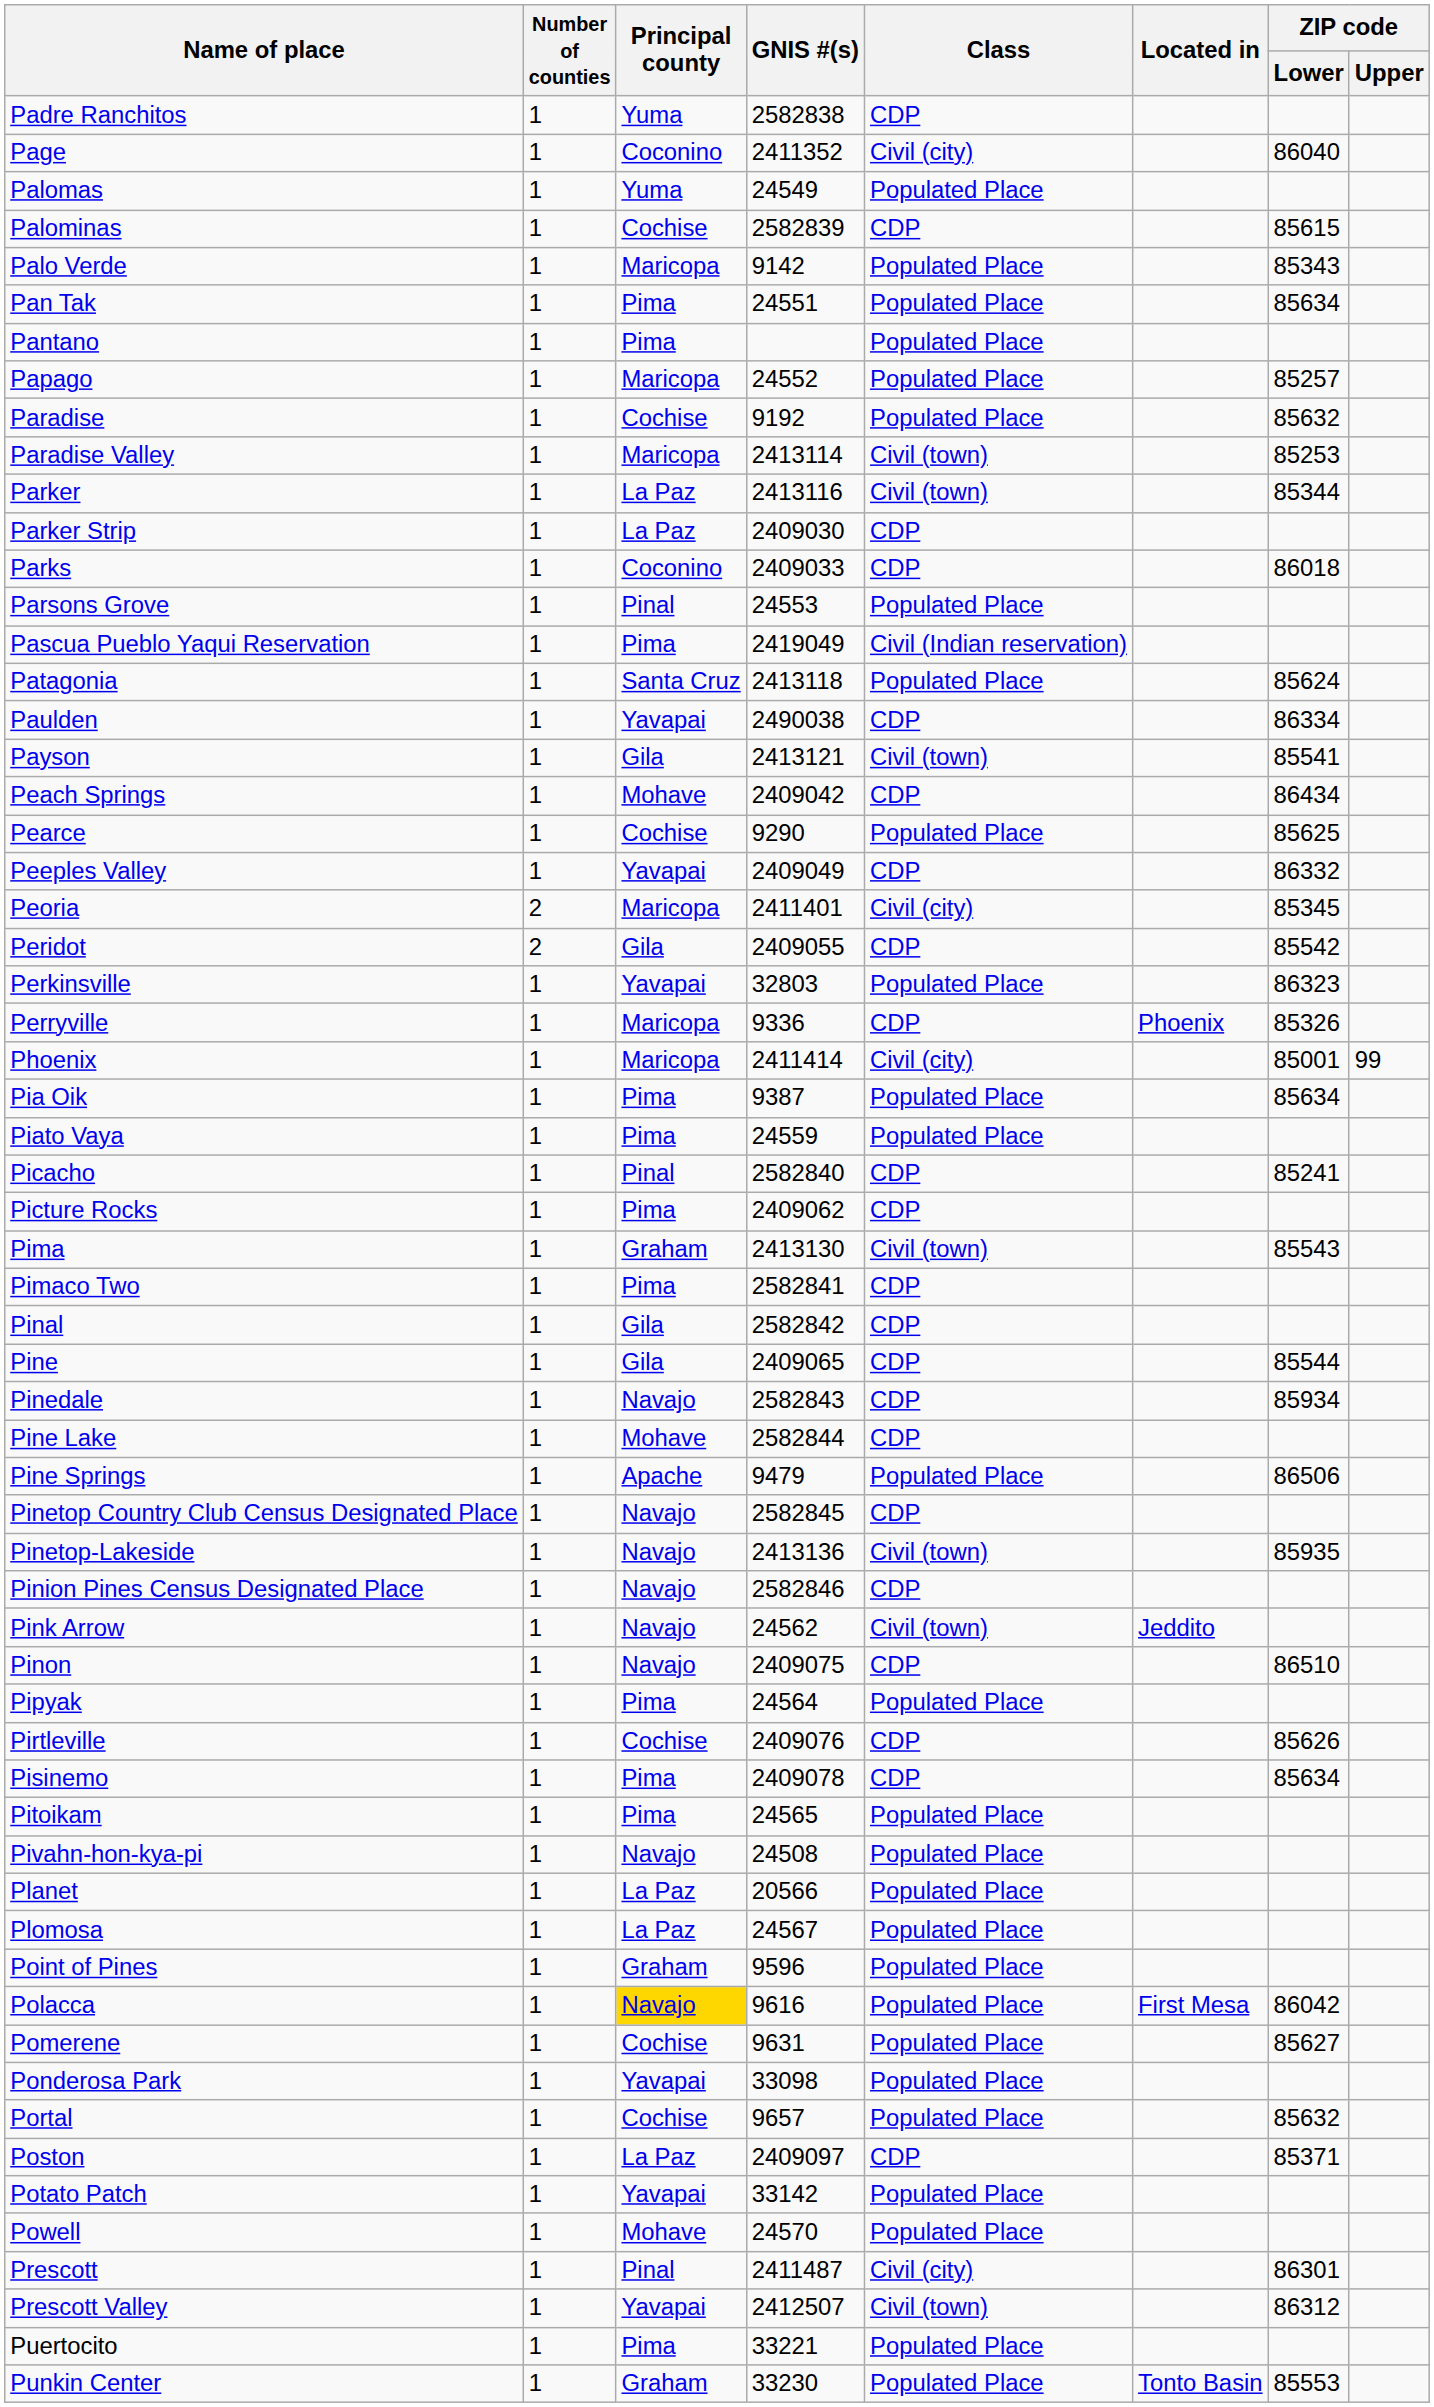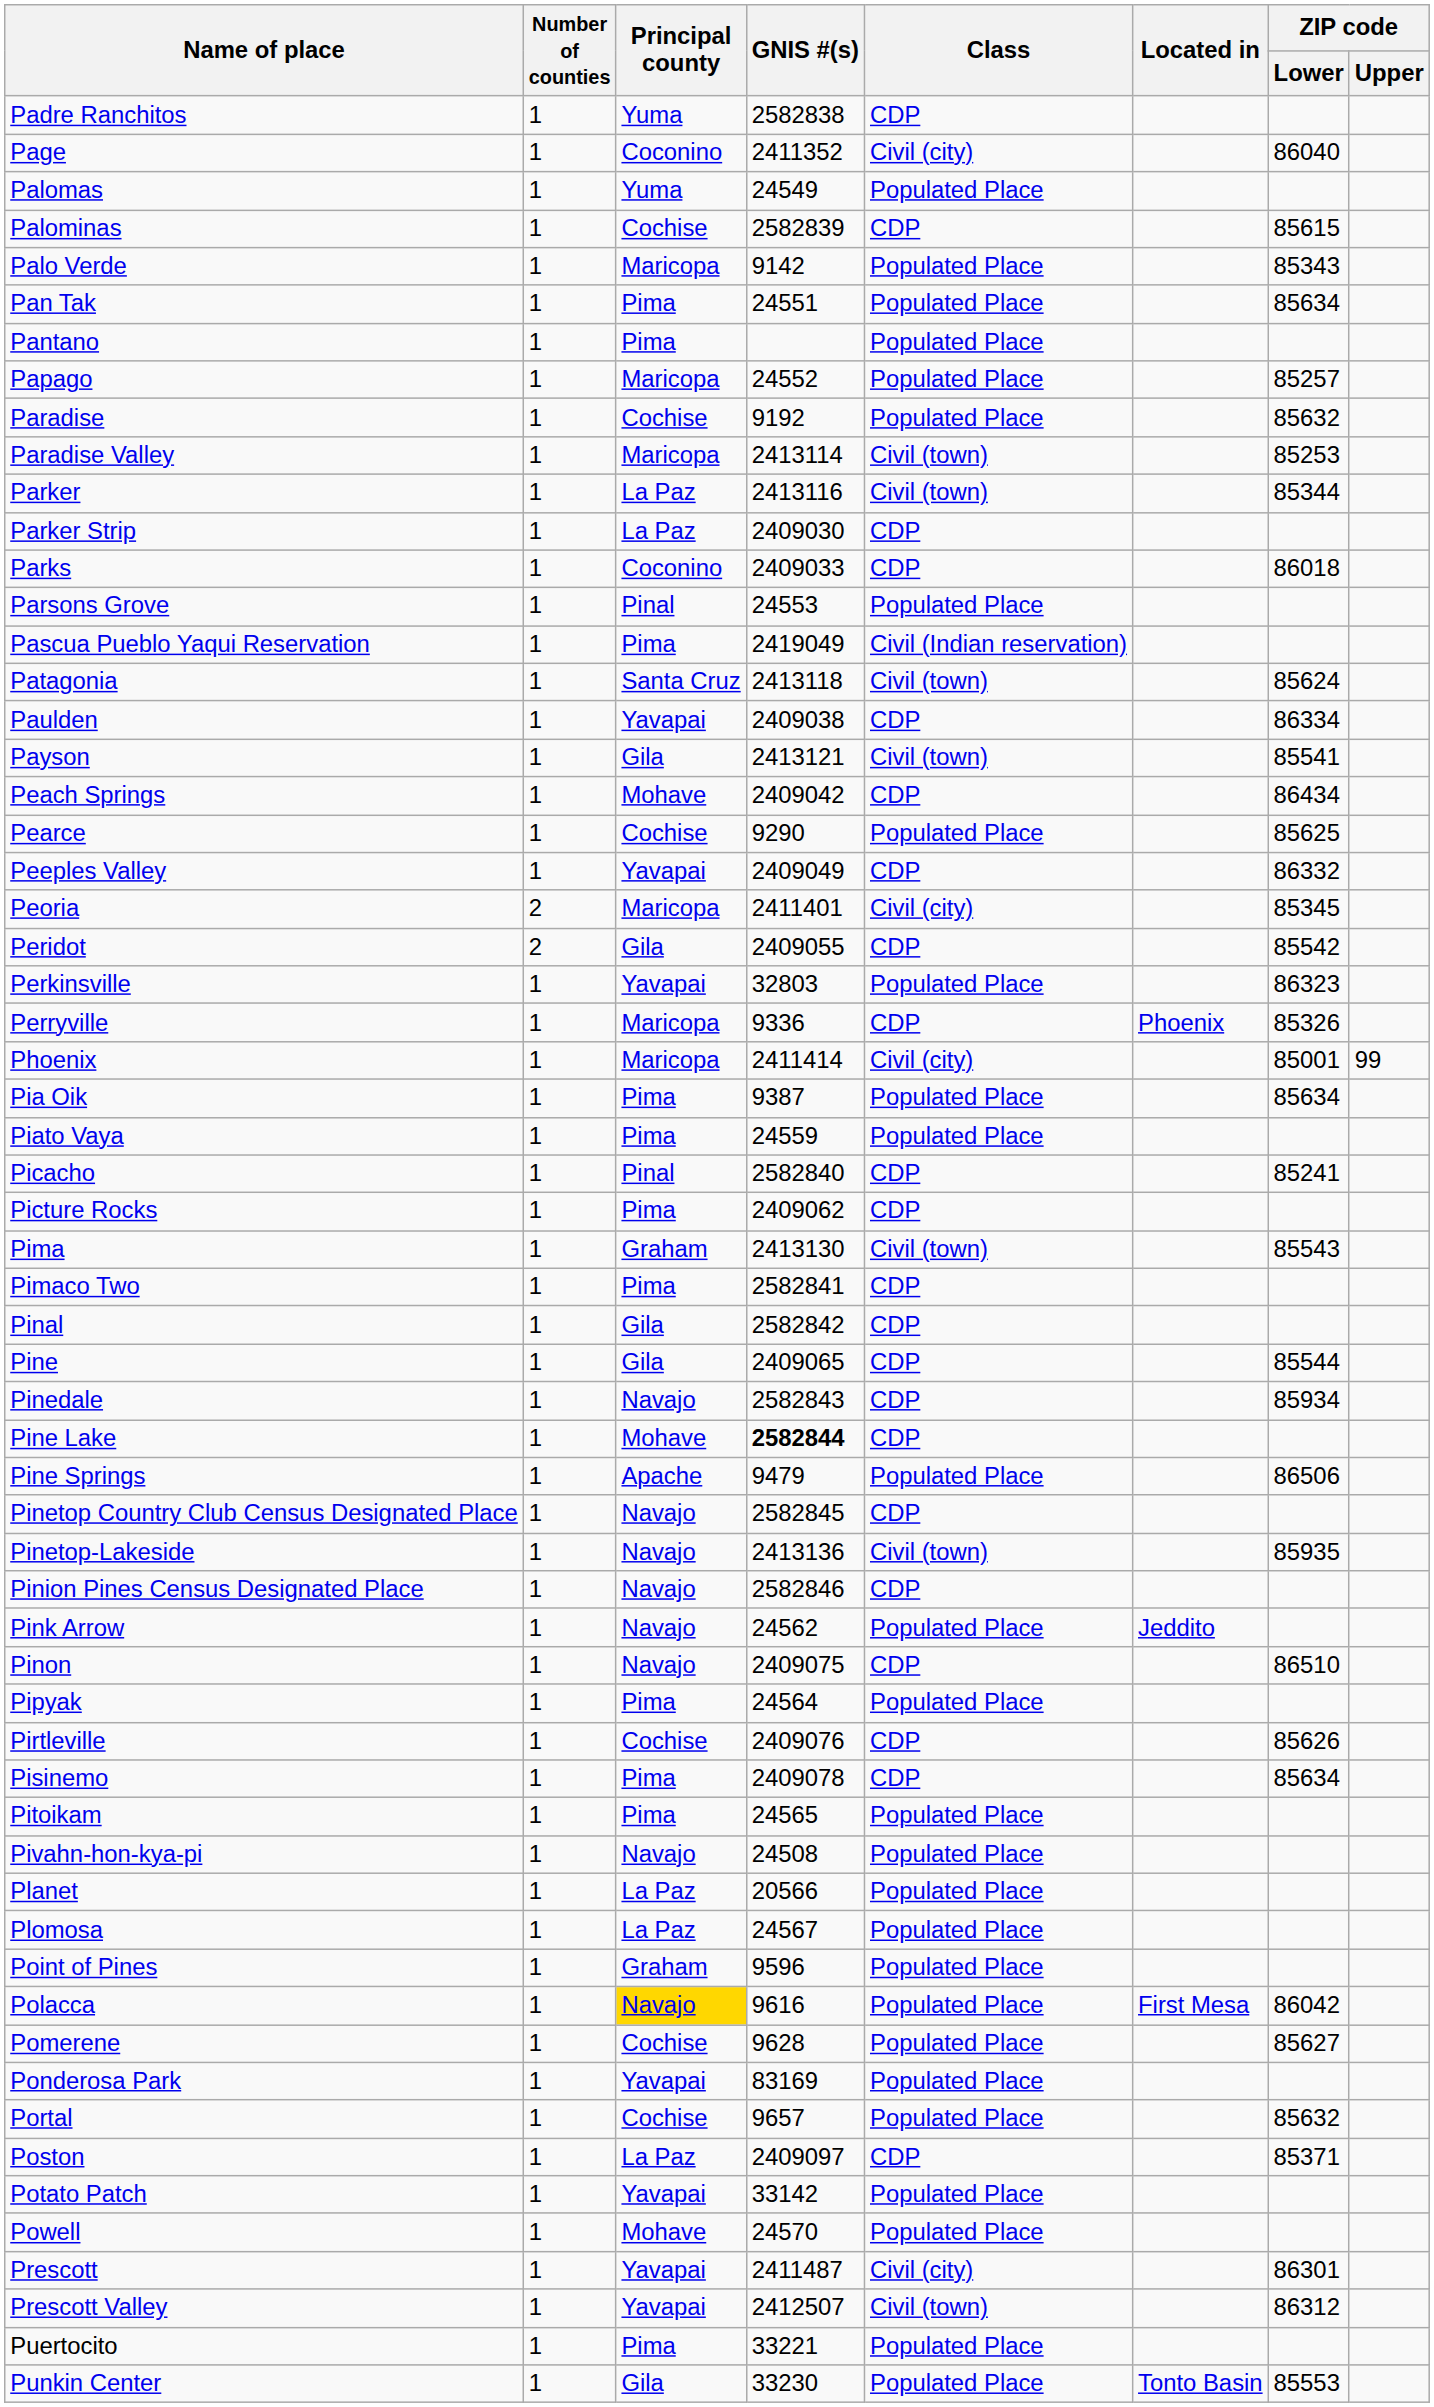(957, 681) Populated Place -> (929, 681) Civil (town)
(798, 719) 2490038 -> (798, 719) 2409038
(798, 1438) normal -> (798, 1438) bold
(929, 1627) Civil (town) -> (957, 1627) Populated Place
(778, 2043) 9631 -> (778, 2043) 9628
(785, 2080) 33098 -> (785, 2080) 83169
(648, 2269) Pinal -> (664, 2269) Yavapai
(665, 2383) Graham -> (643, 2383) Gila
